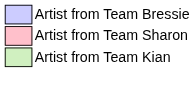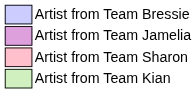+ row: (113, 35)
